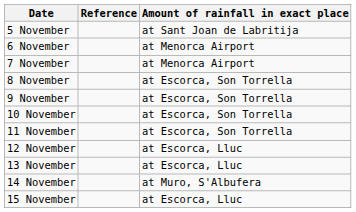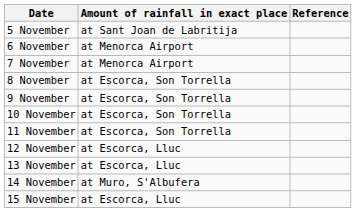columns swapped: (245, 13) <-> (109, 13)
